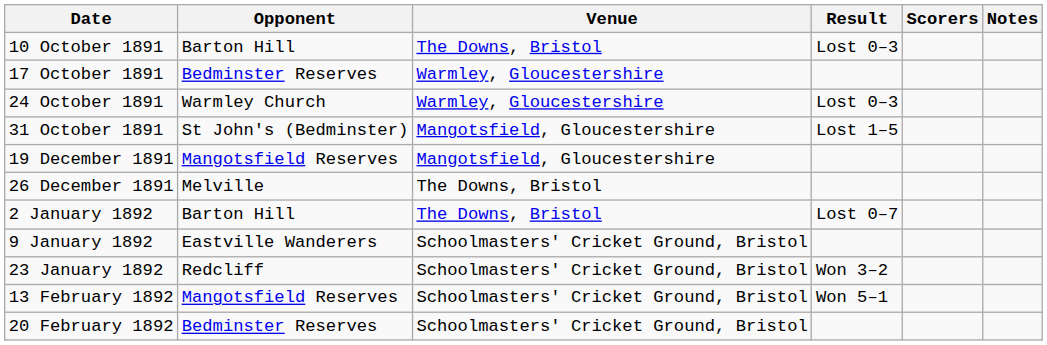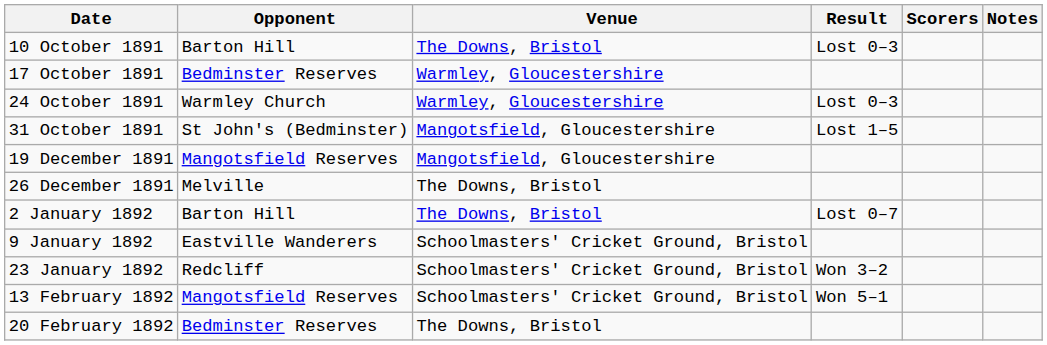(612, 326) Schoolmasters' Cricket Ground, Bristol -> (509, 326) The Downs, Bristol
